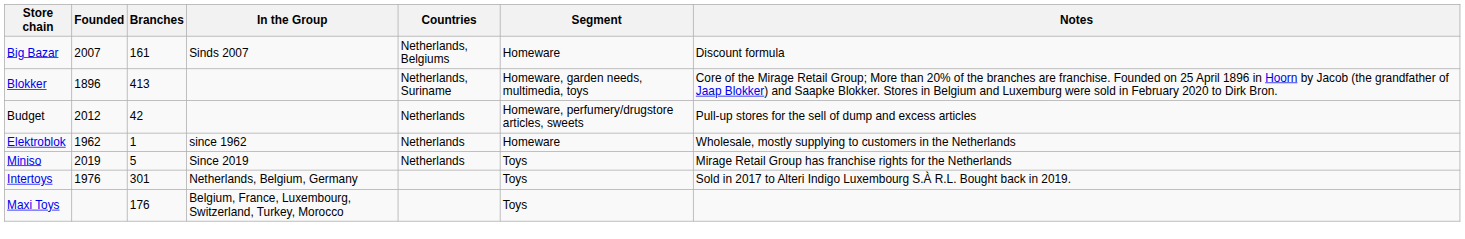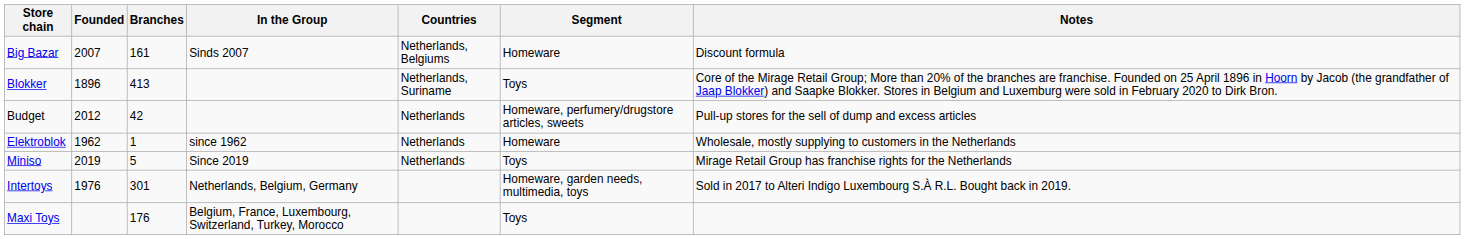(573, 84) Homeware, garden needs, multimedia, toys -> (515, 84) Toys
(515, 179) Toys -> (573, 186) Homeware, garden needs, multimedia, toys
